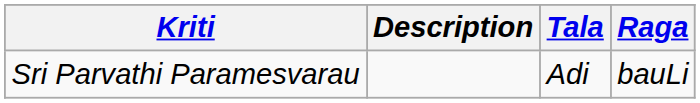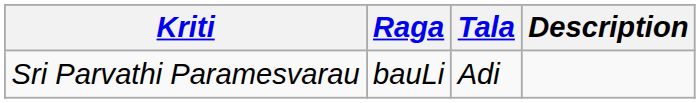columns swapped: (653, 27) <-> (453, 27)
